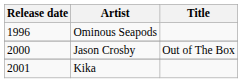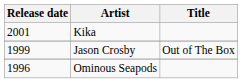rows swapped: (115, 31) <-> (85, 68)
(19, 50) 2000 -> (19, 50) 1999
